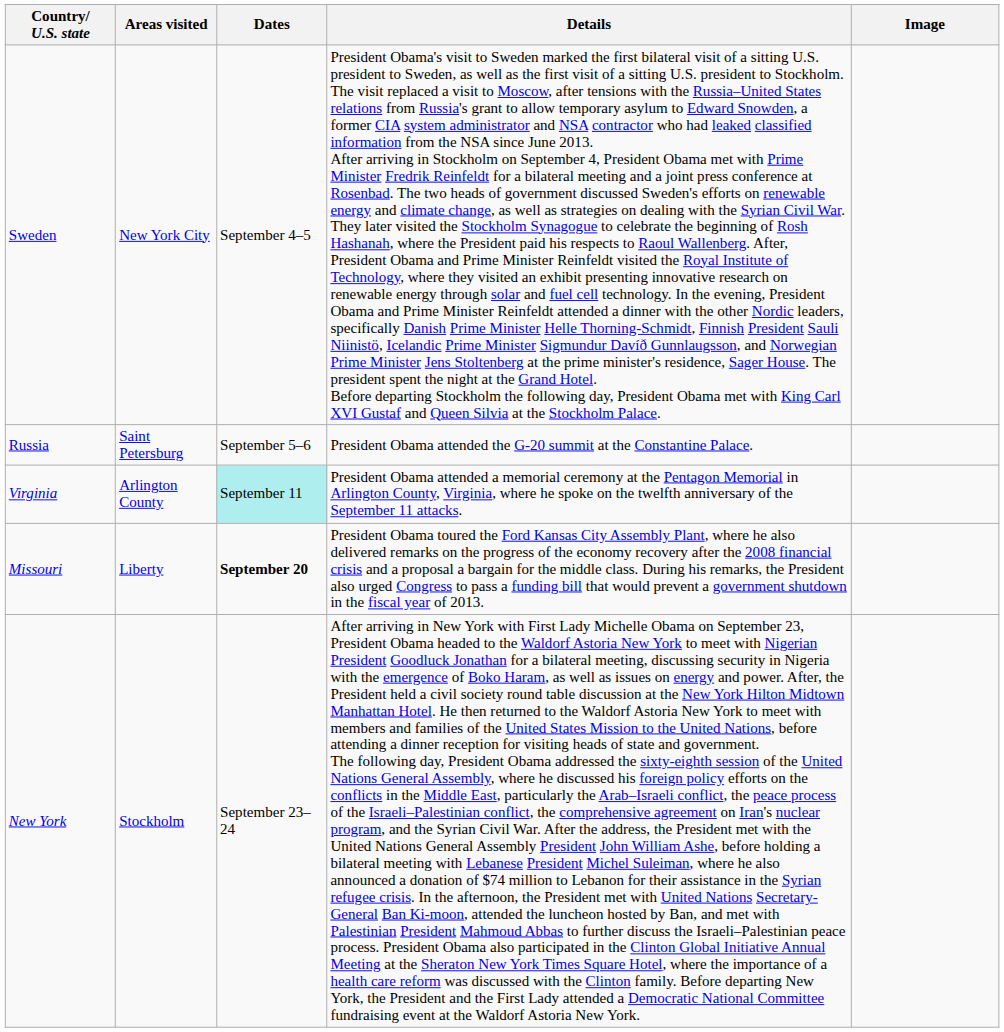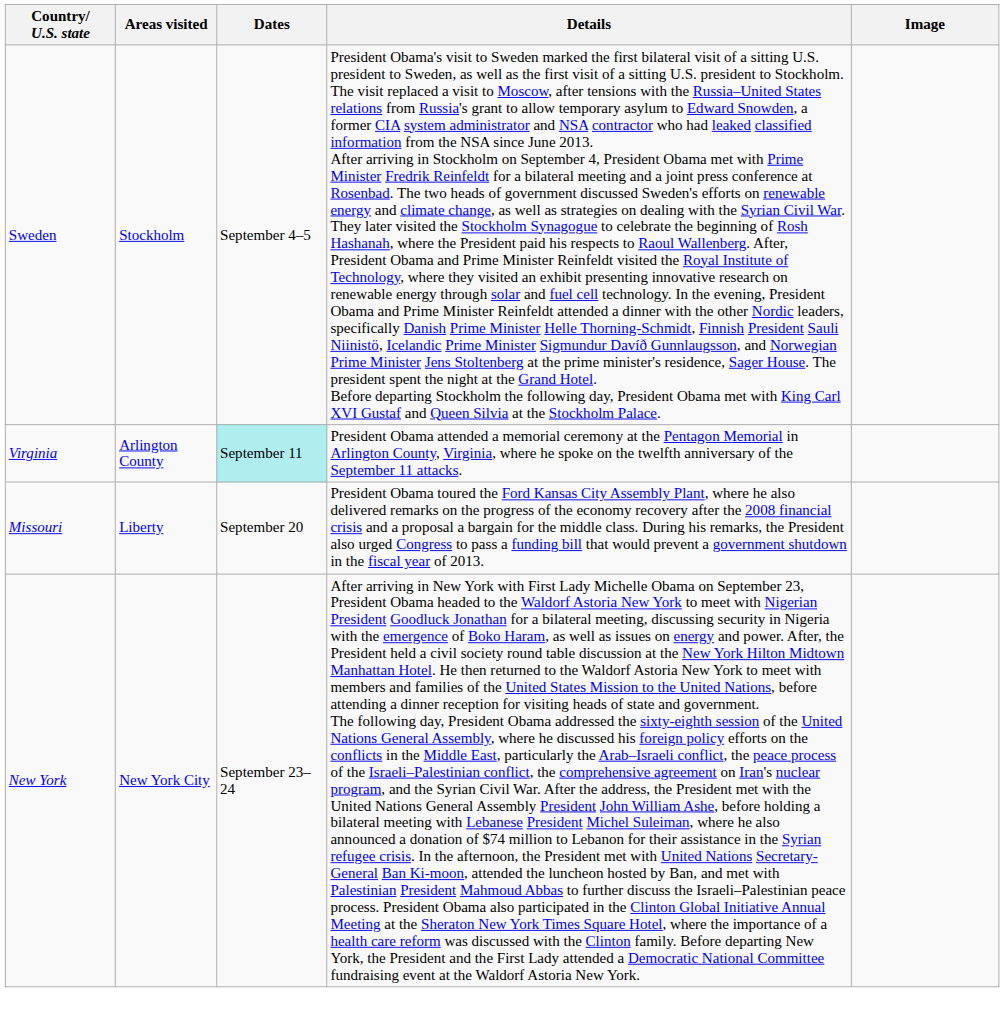(164, 234) New York City -> (152, 234) Stockholm
- row: (29, 444)
(264, 568) bold -> (262, 527) normal
(152, 820) Stockholm -> (164, 780) New York City
